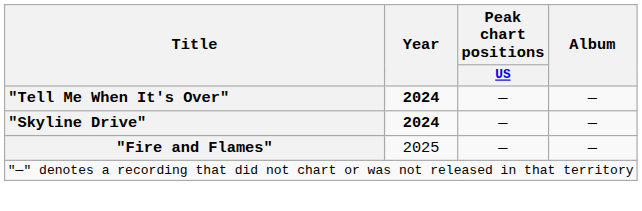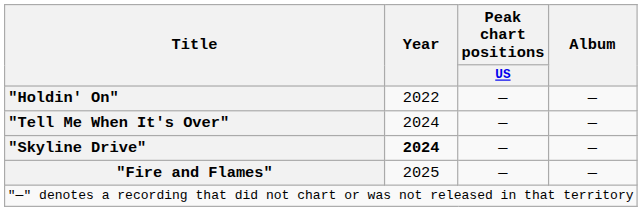+ row: (63, 98)
(421, 98) bold -> (421, 123) normal
